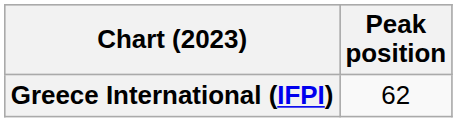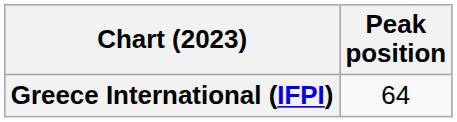(396, 95) 62 -> (396, 95) 64
